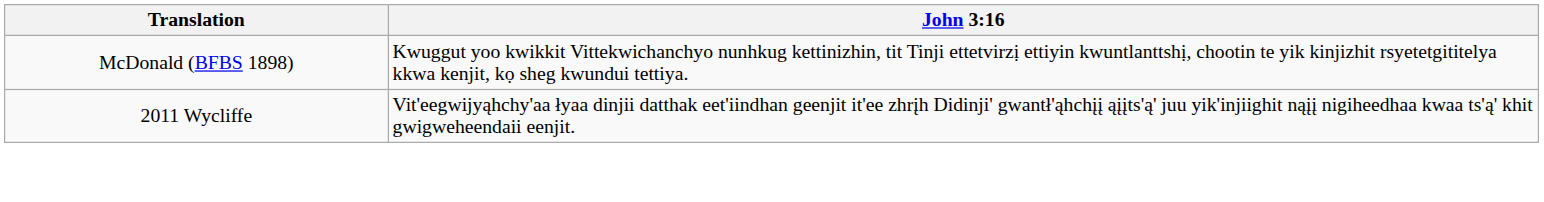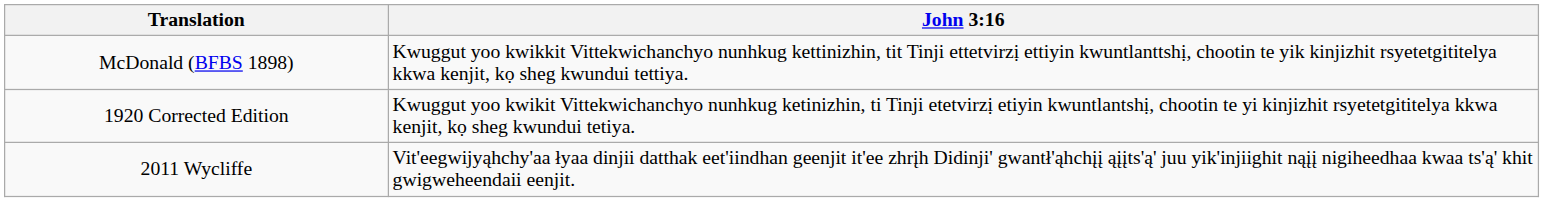+ row: (196, 115)
